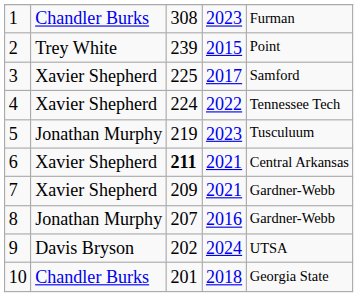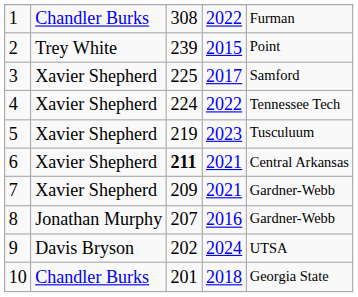(224, 18) 2023 -> (224, 18) 2022
(99, 133) Jonathan Murphy -> (96, 133) Xavier Shepherd
